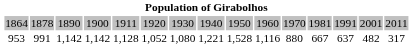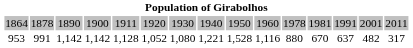(294, 23) 1970 -> (294, 23) 1978
(320, 38) 667 -> (320, 38) 670
